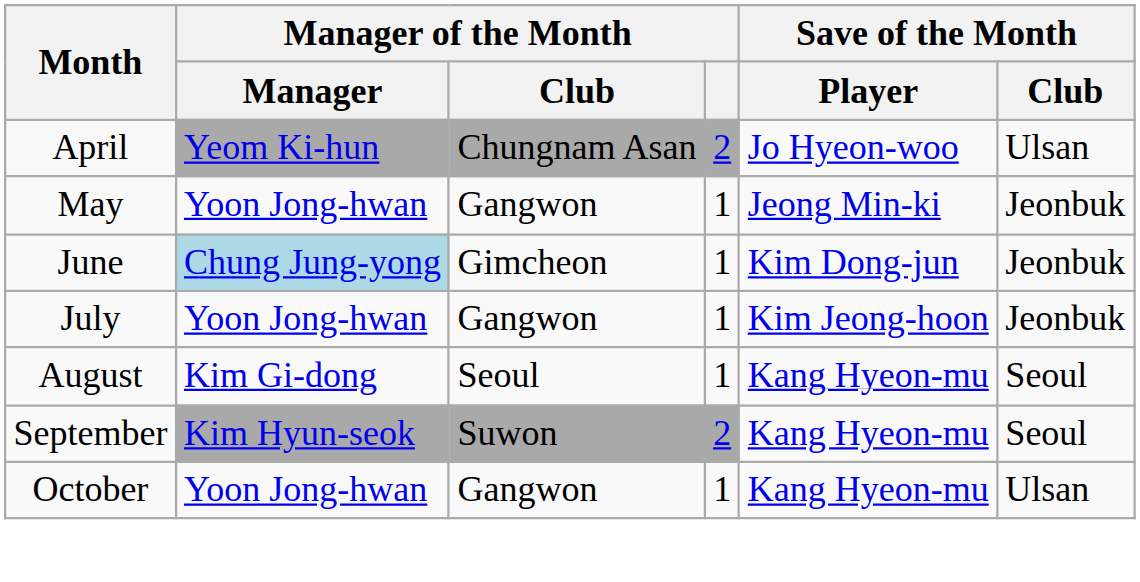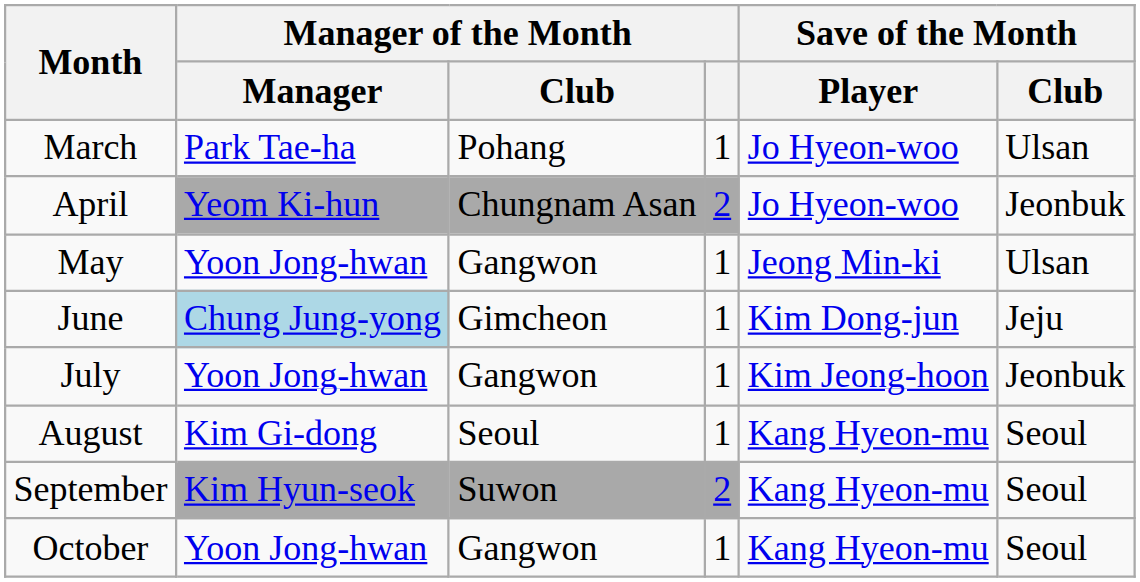+ row: (90, 147)
(1047, 147) Ulsan -> (1065, 204) Jeonbuk
(1065, 204) Jeonbuk -> (1047, 261) Ulsan
(1065, 261) Jeonbuk -> (1034, 318) Jeju
(1047, 489) Ulsan -> (1046, 546) Seoul
